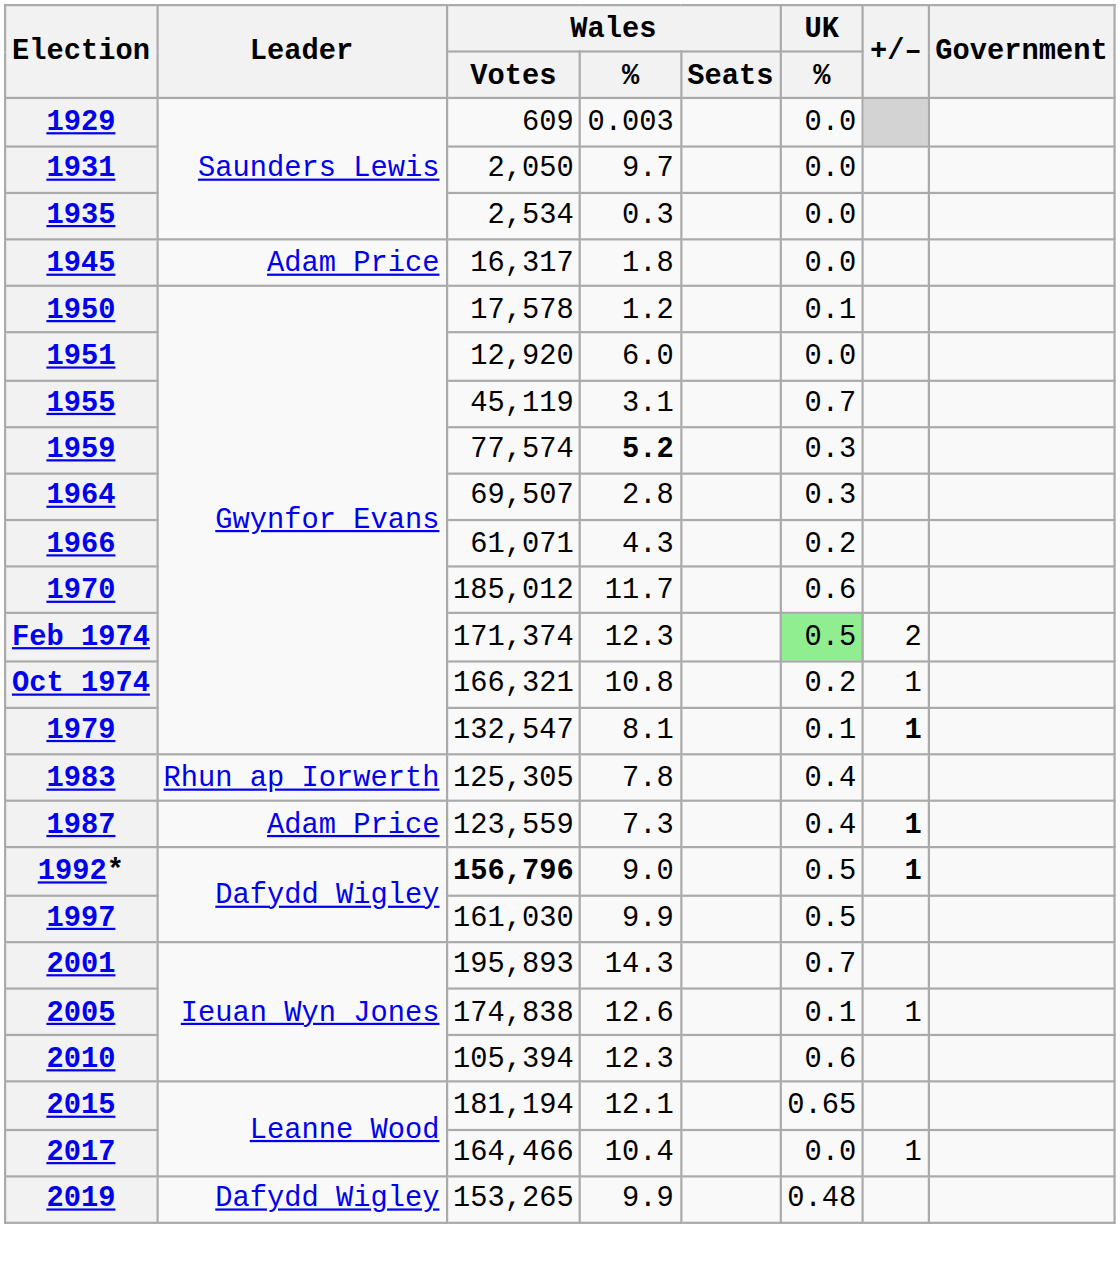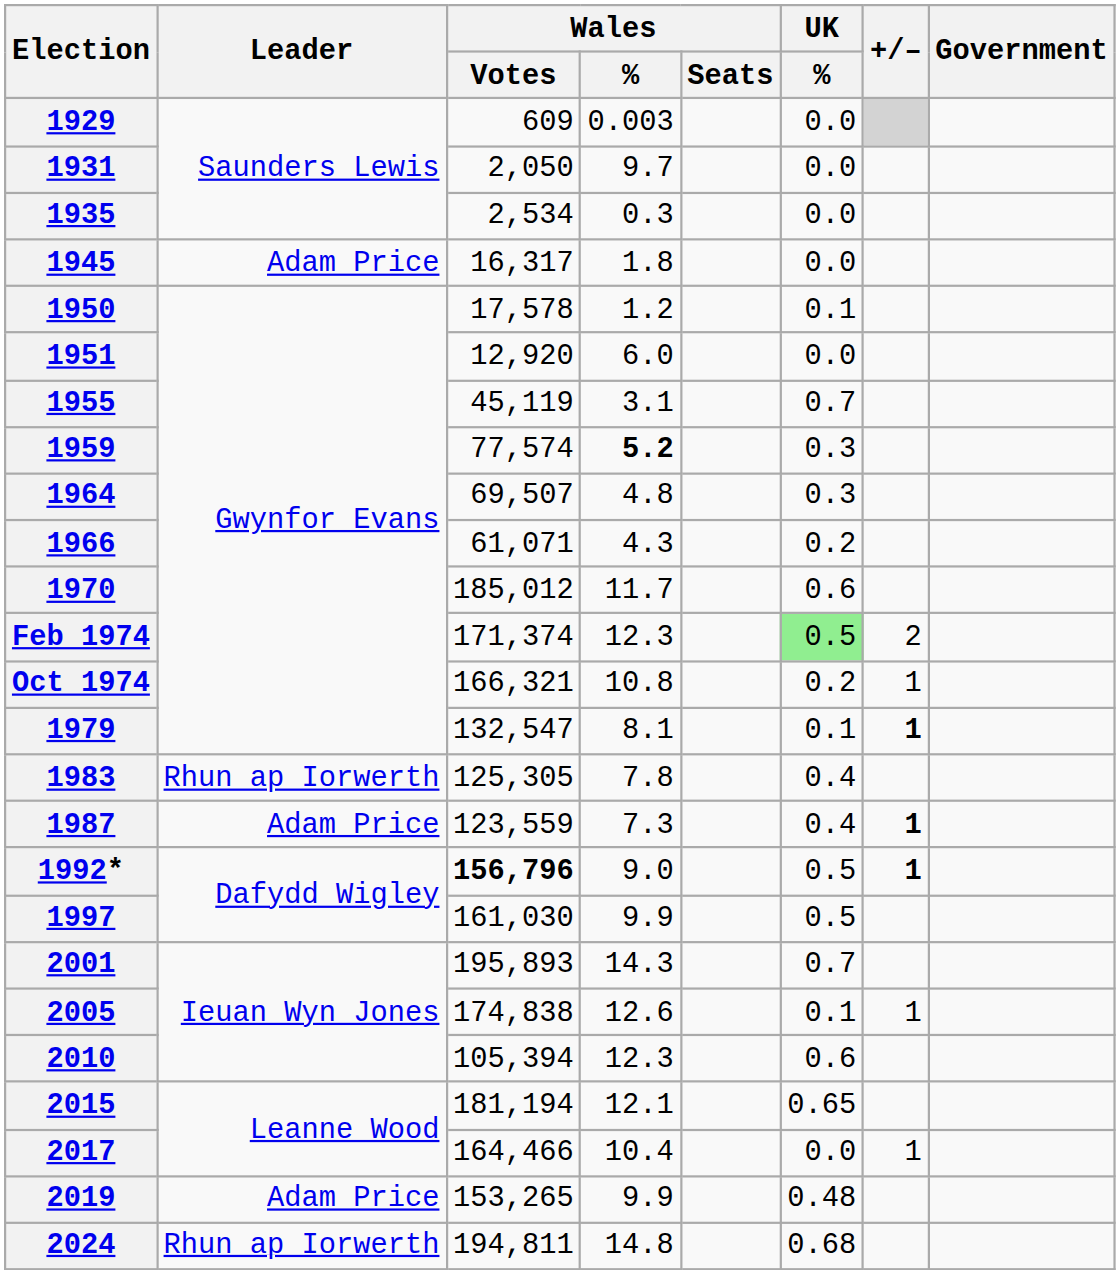(648, 497) 2.8 -> (648, 497) 4.8
(327, 1199) Dafydd Wigley -> (353, 1199) Adam Price
+ row: (81, 1246)
